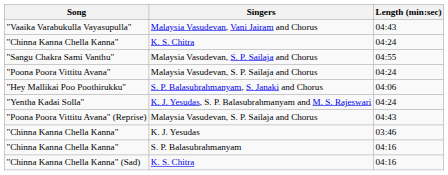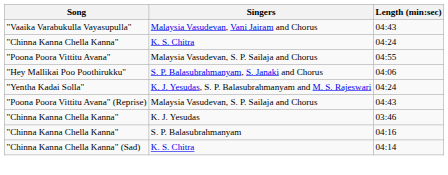- row: (60, 57)
(386, 72) 04:24 -> (386, 57) 04:55
(386, 162) 04:16 -> (386, 147) 04:14
